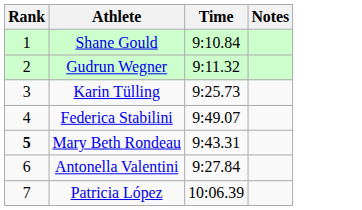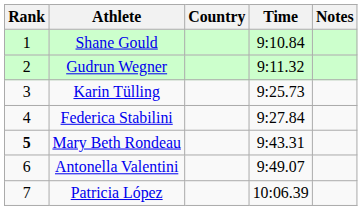+ column: (217, 17)
(216, 117) 9:49.07 -> (281, 117) 9:27.84
(216, 167) 9:27.84 -> (281, 167) 9:49.07
